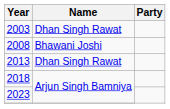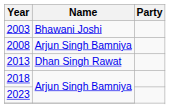(78, 29) Dhan Singh Rawat -> (68, 29) Bhawani Joshi
(68, 45) Bhawani Joshi -> (83, 45) Arjun Singh Bamniya
